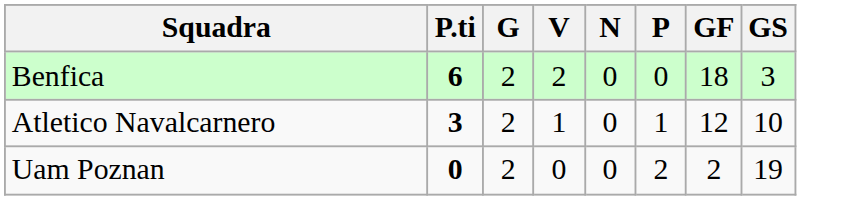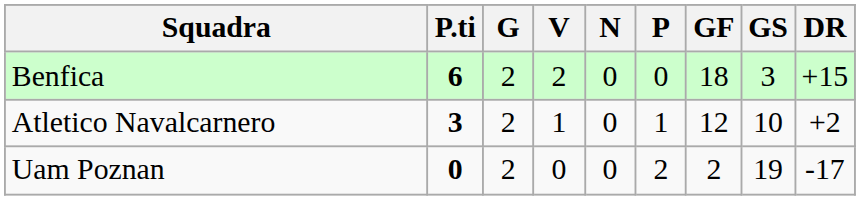+ column: (825, 28)
